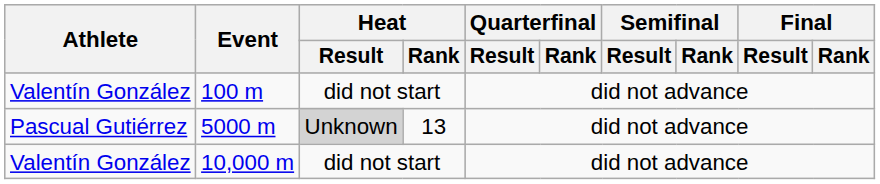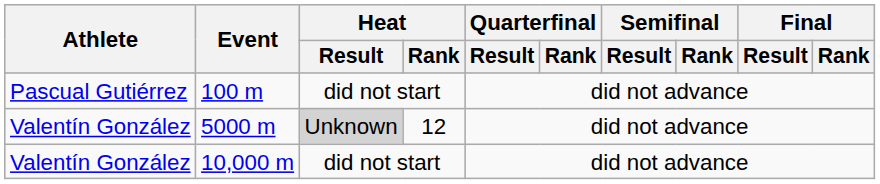(100, 91) Valentín González -> (99, 91) Pascual Gutiérrez
(99, 127) Pascual Gutiérrez -> (100, 127) Valentín González
(434, 127) 13 -> (434, 127) 12
